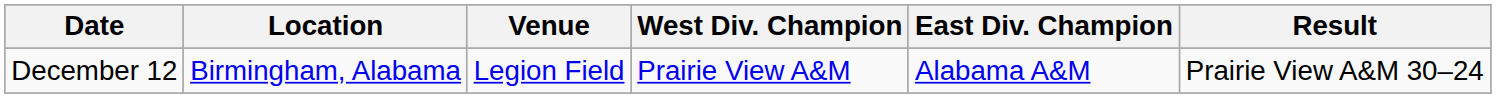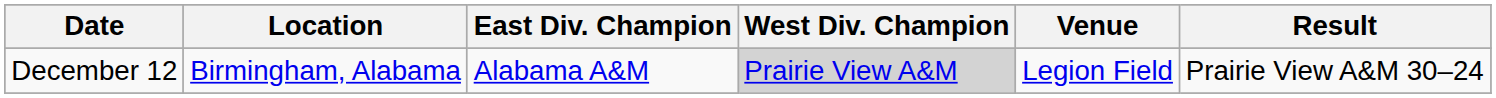columns swapped: (549, 26) <-> (1044, 26)
(744, 70) no background -> (851, 70) lightgrey background
